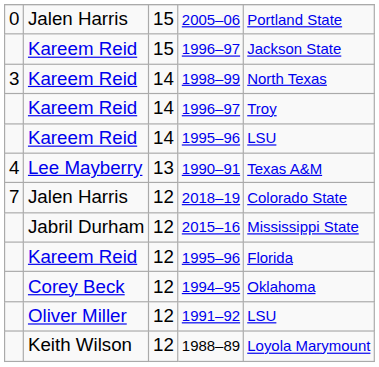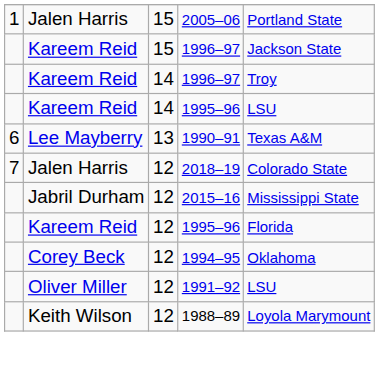(14, 19) 0 -> (14, 19) 1
- row: (164, 78)
(14, 167) 4 -> (14, 138) 6
